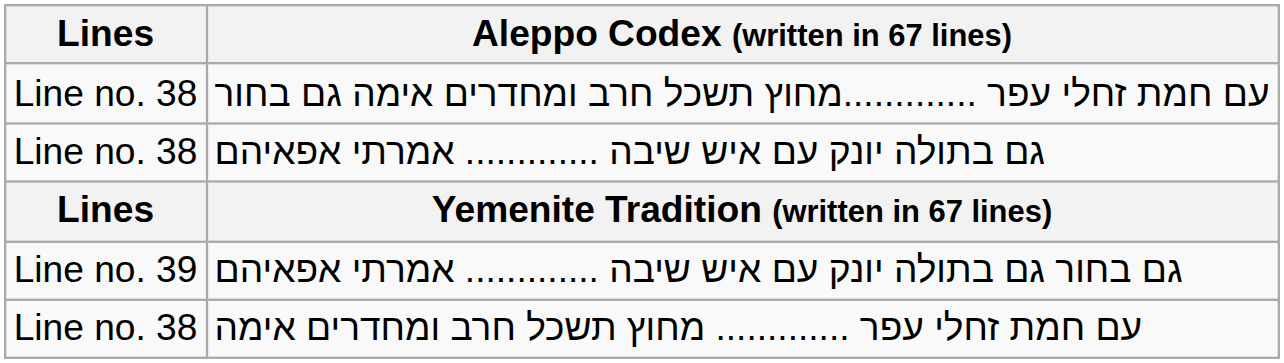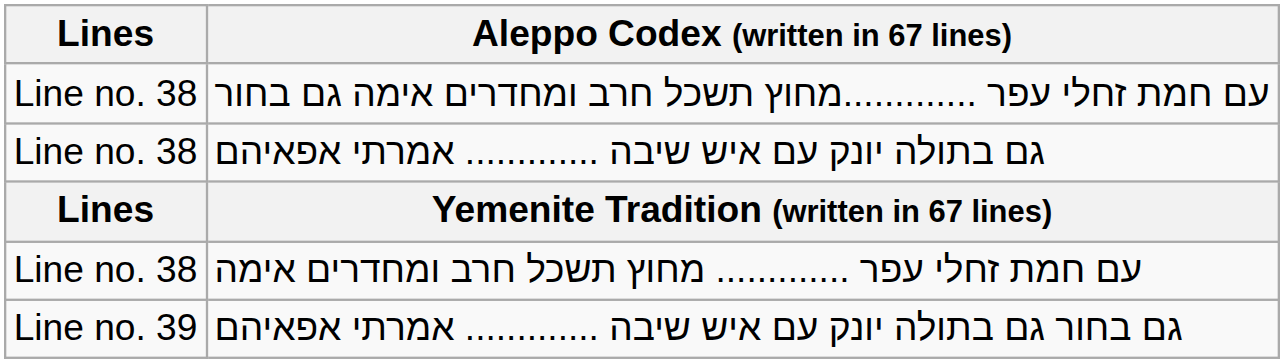rows swapped: (678, 328) <-> (699, 269)
